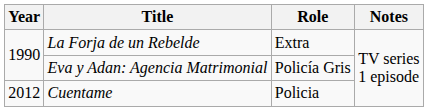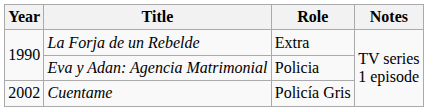(313, 67) Policía Gris -> (297, 67) Policia
(24, 93) 2012 -> (24, 93) 2002
(297, 93) Policia -> (313, 93) Policía Gris
